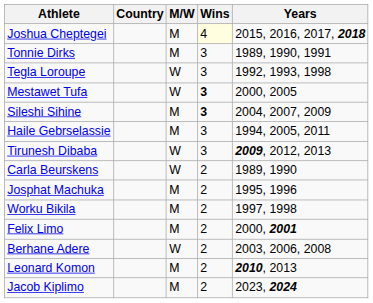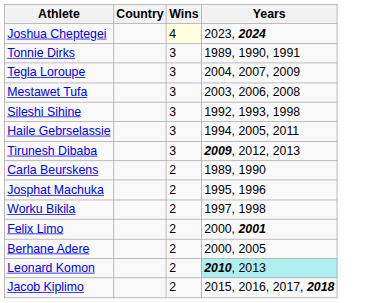- column: (182, 14)
(300, 33) 2015, 2016, 2017, 2018 -> (235, 33) 2023, 2024
(283, 72) 1992, 1993, 1998 -> (252, 72) 2004, 2007, 2009
(204, 92) bold -> (173, 92) normal
(266, 92) 2000, 2005 -> (252, 92) 2003, 2006, 2008
(204, 111) bold -> (173, 111) normal
(283, 111) 2004, 2007, 2009 -> (252, 111) 1992, 1993, 1998
(283, 248) 2003, 2006, 2008 -> (235, 248) 2000, 2005
(266, 268) no background -> (235, 268) paleturquoise background
(266, 287) 2023, 2024 -> (269, 287) 2015, 2016, 2017, 2018
